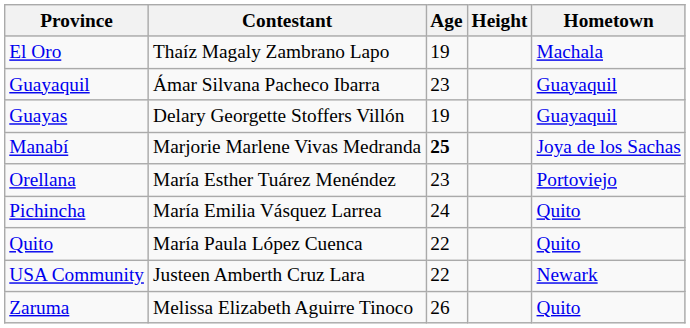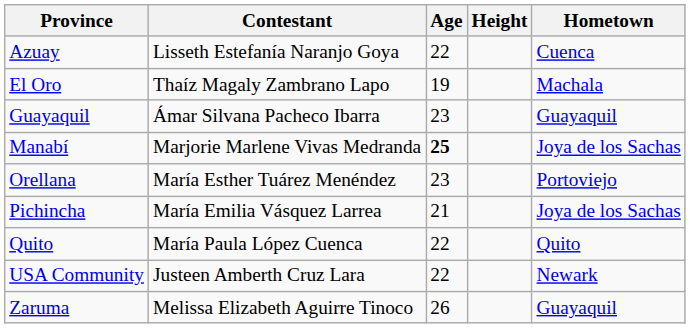+ row: (34, 51)
- row: (38, 115)
(440, 211) 24 -> (440, 211) 21
(559, 211) Quito -> (609, 211) Joya de los Sachas
(559, 306) Quito -> (577, 306) Guayaquil
